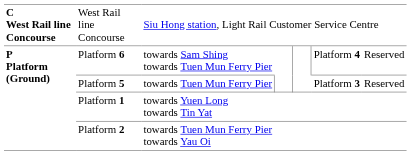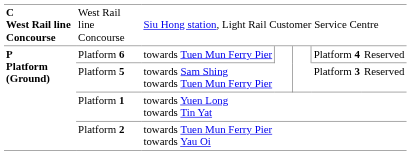(208, 60) towards Sam Shing towards Tuen Mun Ferry Pier -> (208, 54) towards Tuen Mun Ferry Pier
(208, 83) towards Tuen Mun Ferry Pier -> (208, 77) towards Sam Shing towards Tuen Mun Ferry Pier
